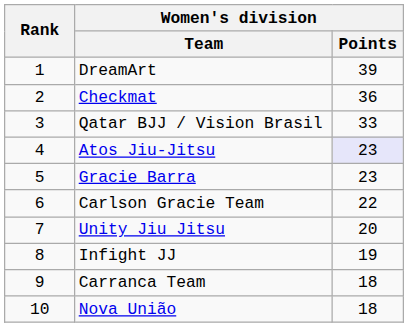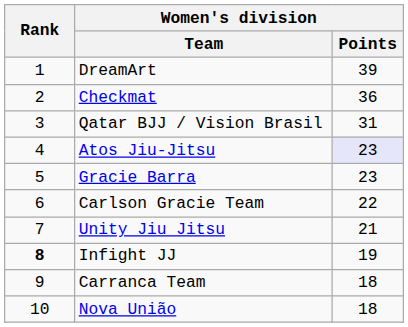(368, 124) 33 -> (368, 124) 31
(368, 230) 20 -> (368, 230) 21
(40, 256) normal -> (40, 256) bold
